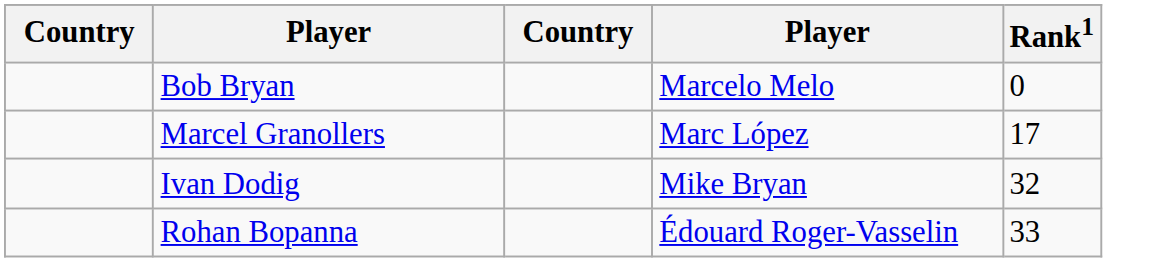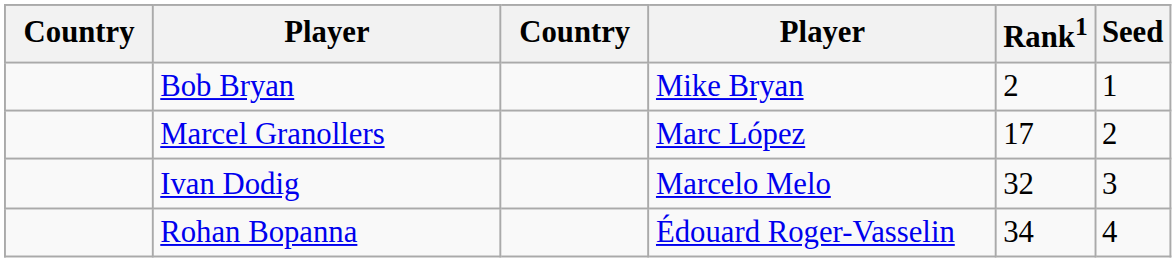+ column: (1133, 32)
(747, 85) Marcelo Melo -> (730, 85) Mike Bryan
(1017, 85) 0 -> (1011, 85) 2
(733, 183) Mike Bryan -> (743, 183) Marcelo Melo
(1025, 232) 33 -> (1019, 232) 34
